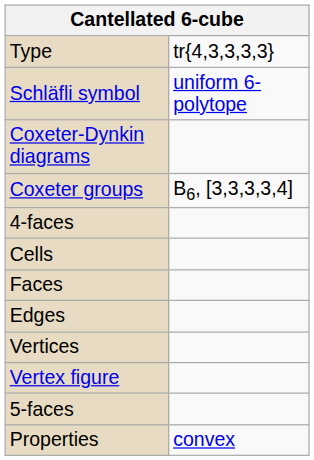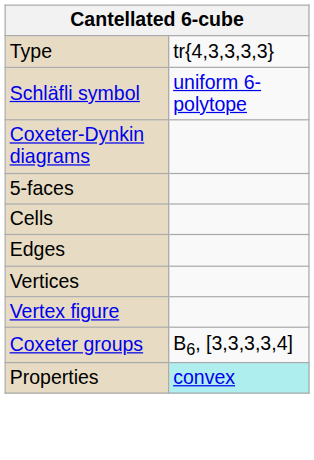rows swapped: (42, 408) <-> (76, 190)
- row: (42, 223)
- row: (36, 285)
(204, 439) no background -> (204, 377) paleturquoise background
